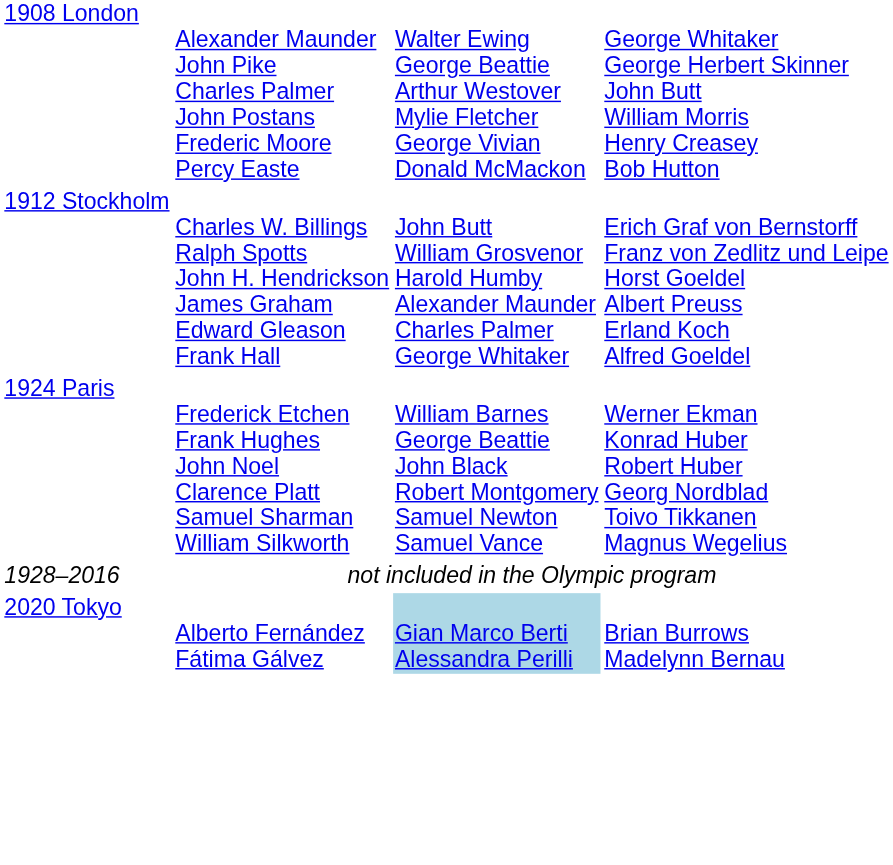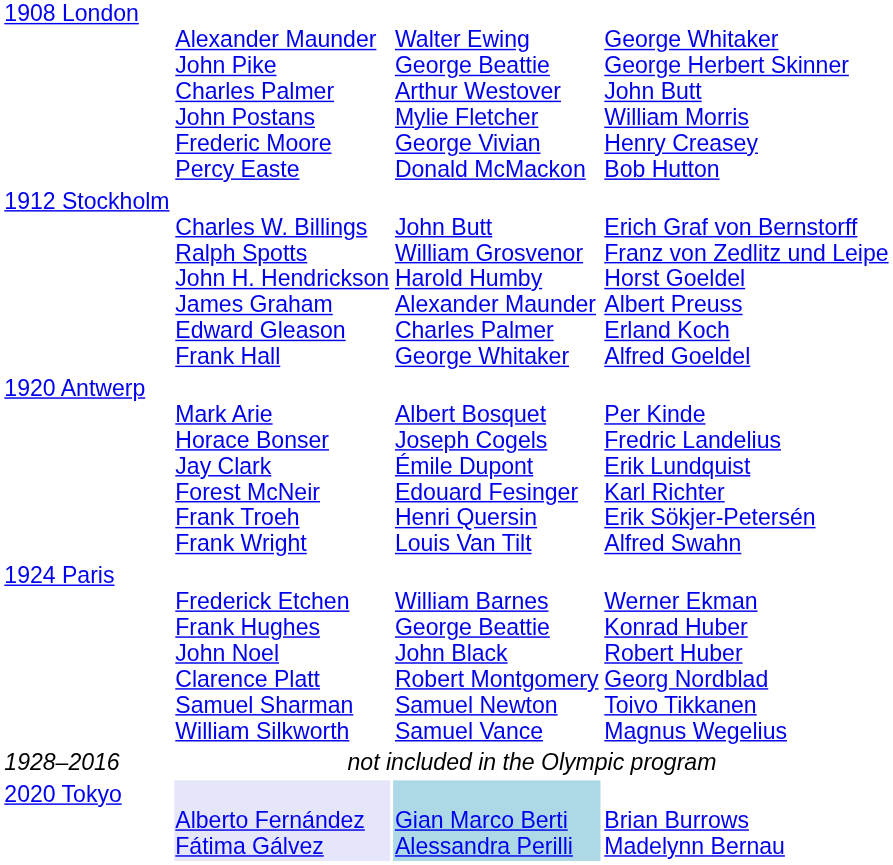+ row: (75, 388)
(270, 646) no background -> (270, 833) lavender background
